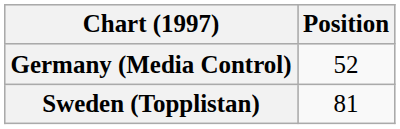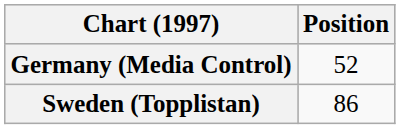(346, 103) 81 -> (346, 103) 86
